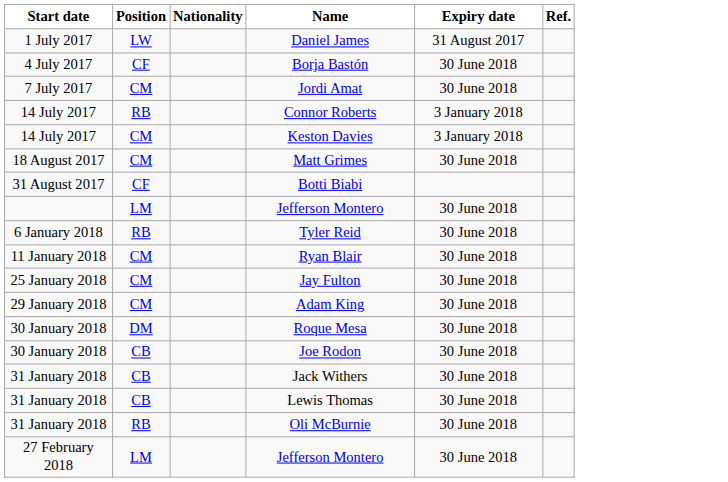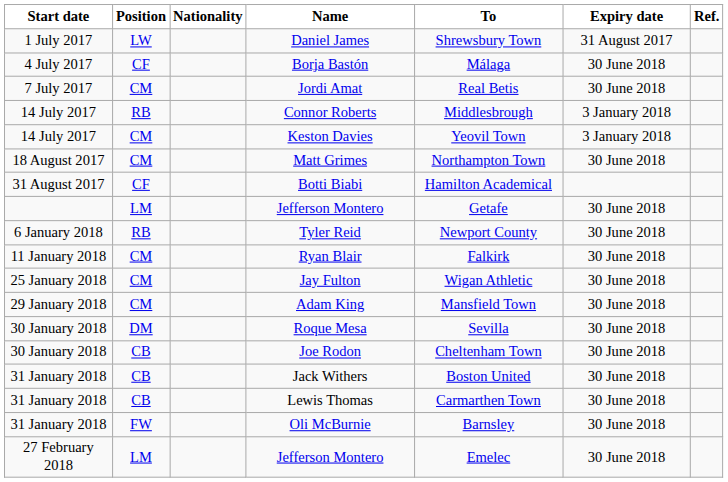+ column: (488, 16)
(141, 424) RB -> (141, 424) FW
